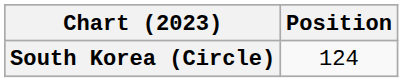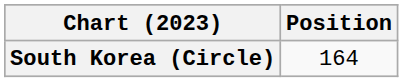(339, 59) 124 -> (339, 59) 164
